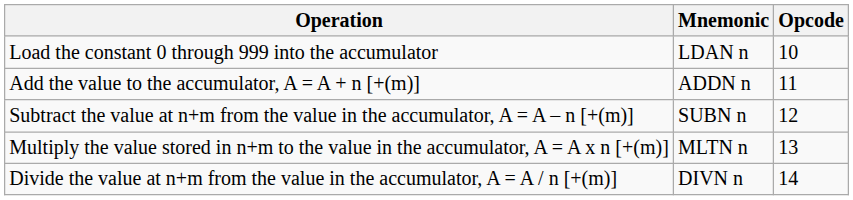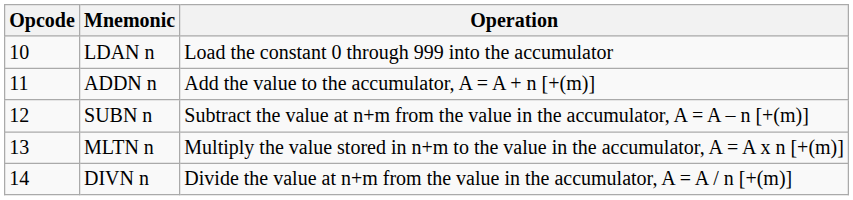columns swapped: (811, 20) <-> (339, 20)
